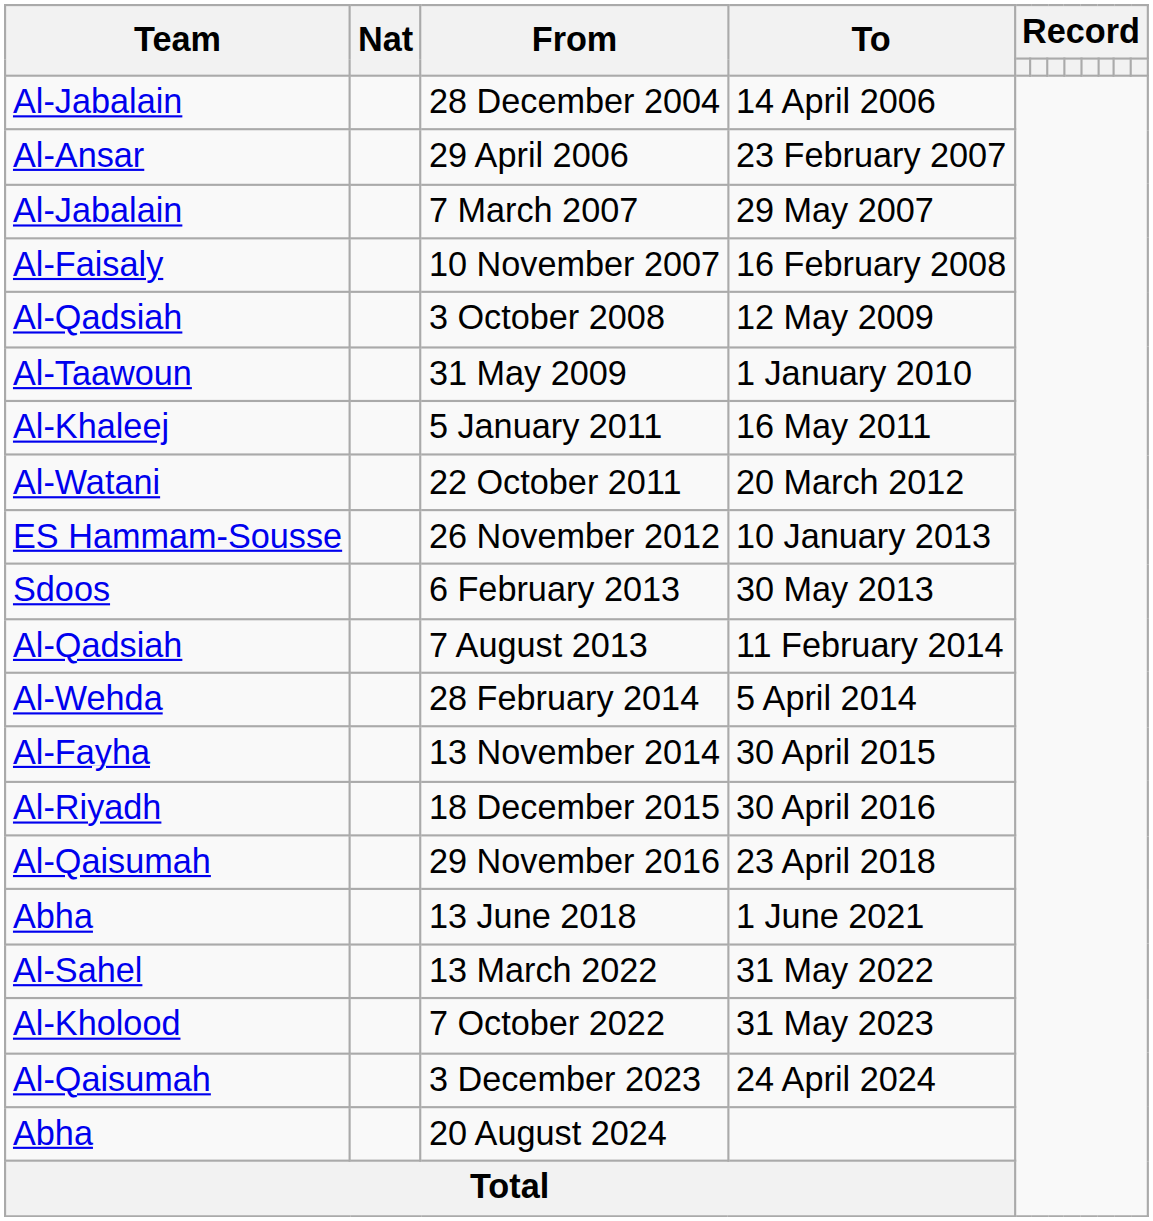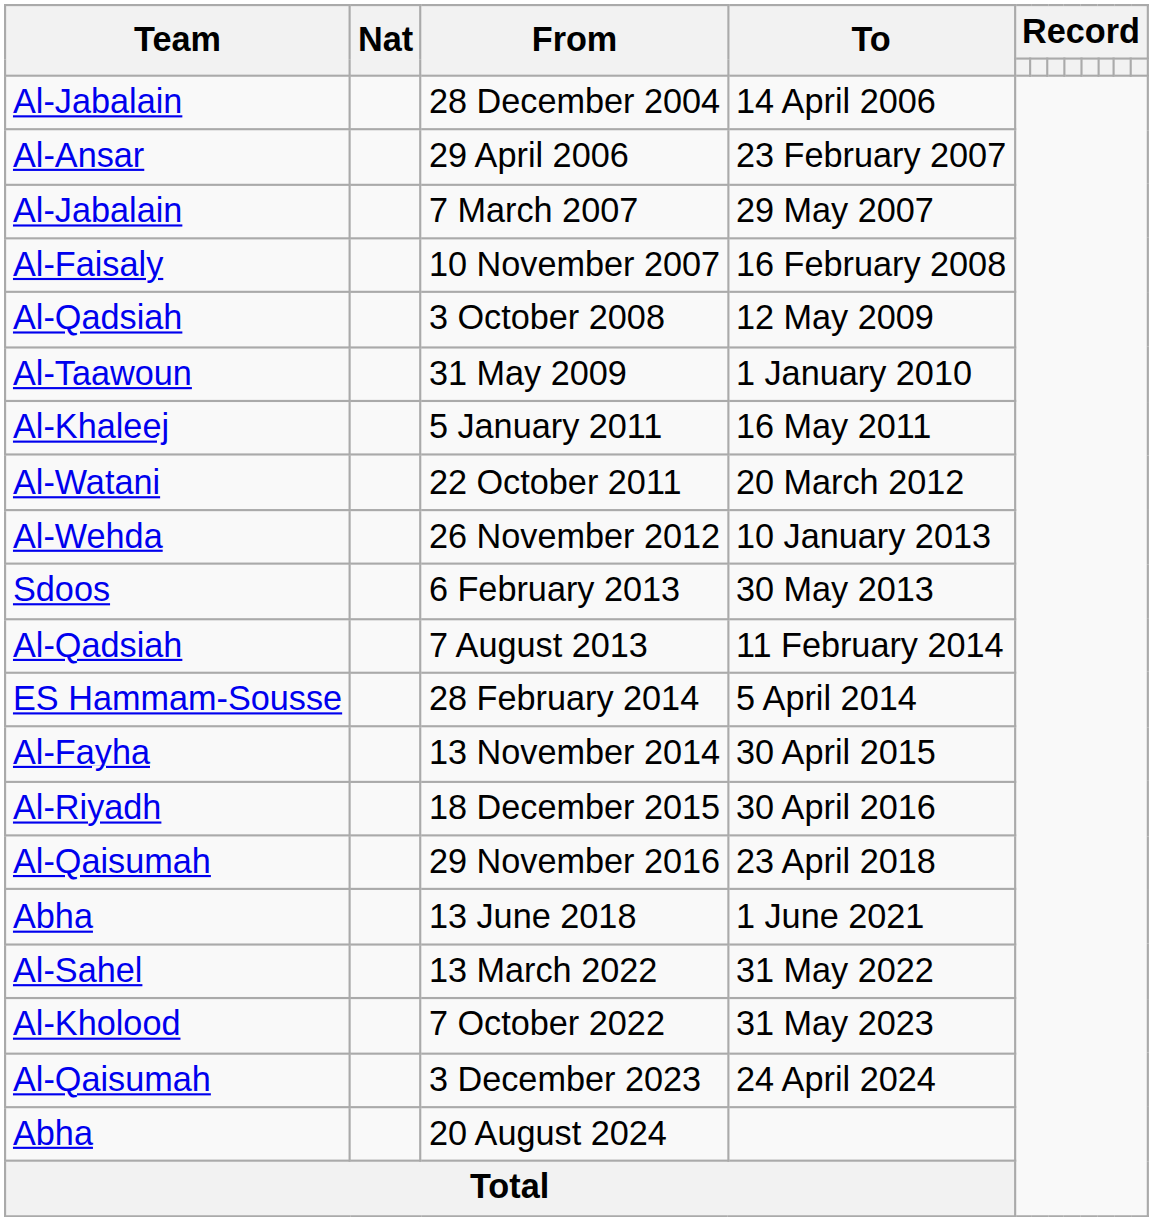(178, 536) ES Hammam-Sousse -> (88, 536) Al-Wehda
(88, 699) Al-Wehda -> (178, 699) ES Hammam-Sousse
